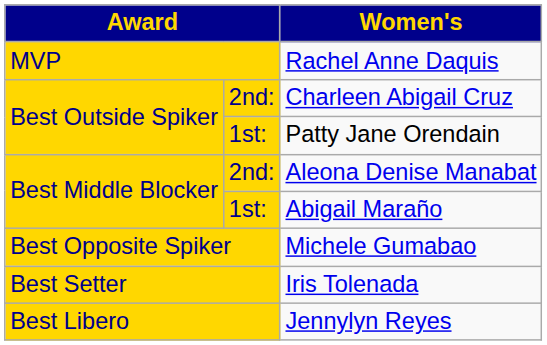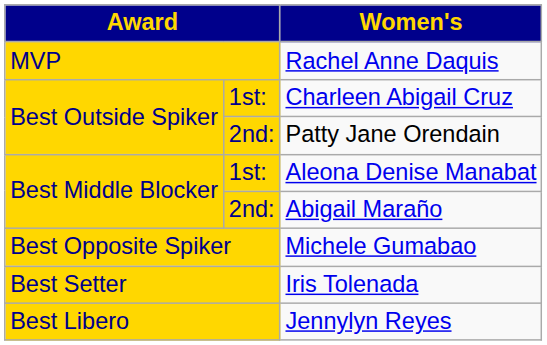(252, 97) 2nd: -> (248, 97) 1st:
(248, 135) 1st: -> (252, 135) 2nd:
(252, 172) 2nd: -> (248, 172) 1st:
(248, 209) 1st: -> (252, 209) 2nd:
